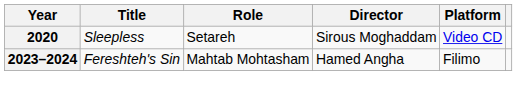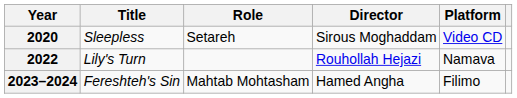+ row: (42, 59)
